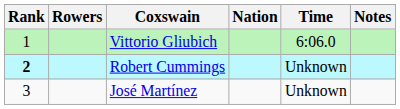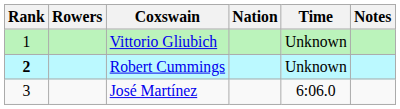(316, 41) 6:06.0 -> (316, 41) Unknown
(316, 91) Unknown -> (316, 91) 6:06.0
